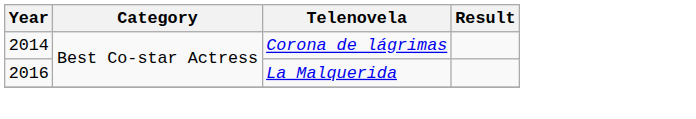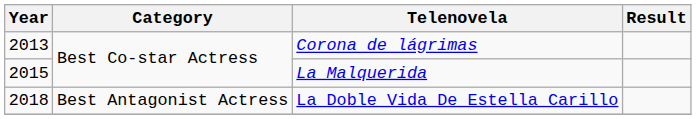(29, 46) 2014 -> (29, 46) 2013
(29, 73) 2016 -> (29, 73) 2015
+ row: (457, 100)
